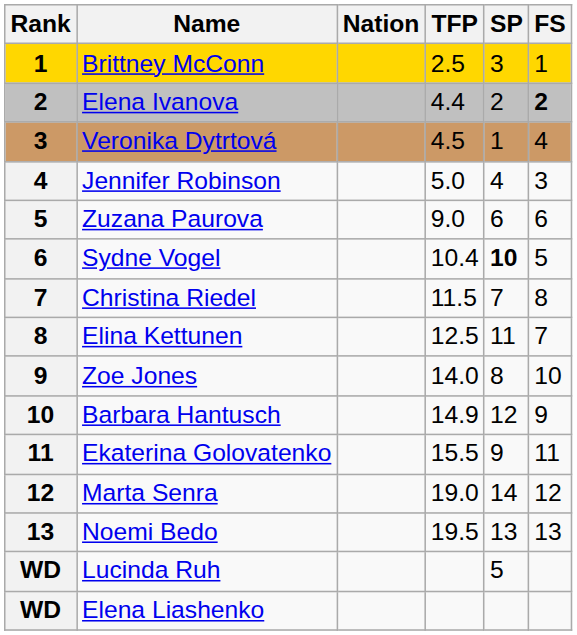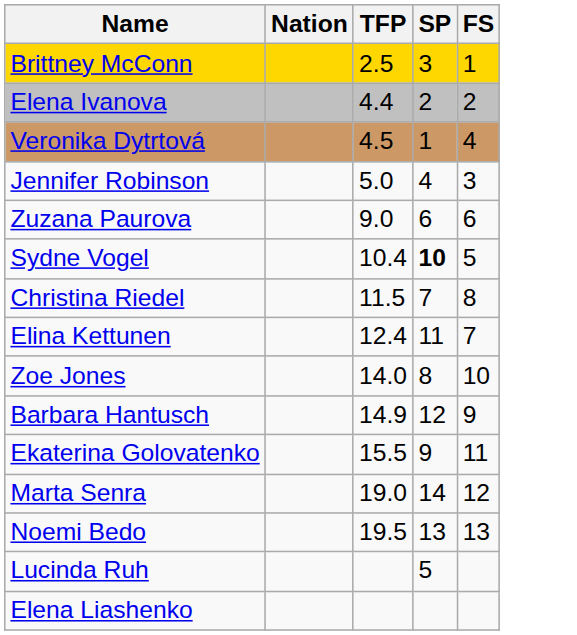- column: (41, 24)
(541, 102) bold -> (470, 102) normal
(455, 336) 12.5 -> (383, 336) 12.4
